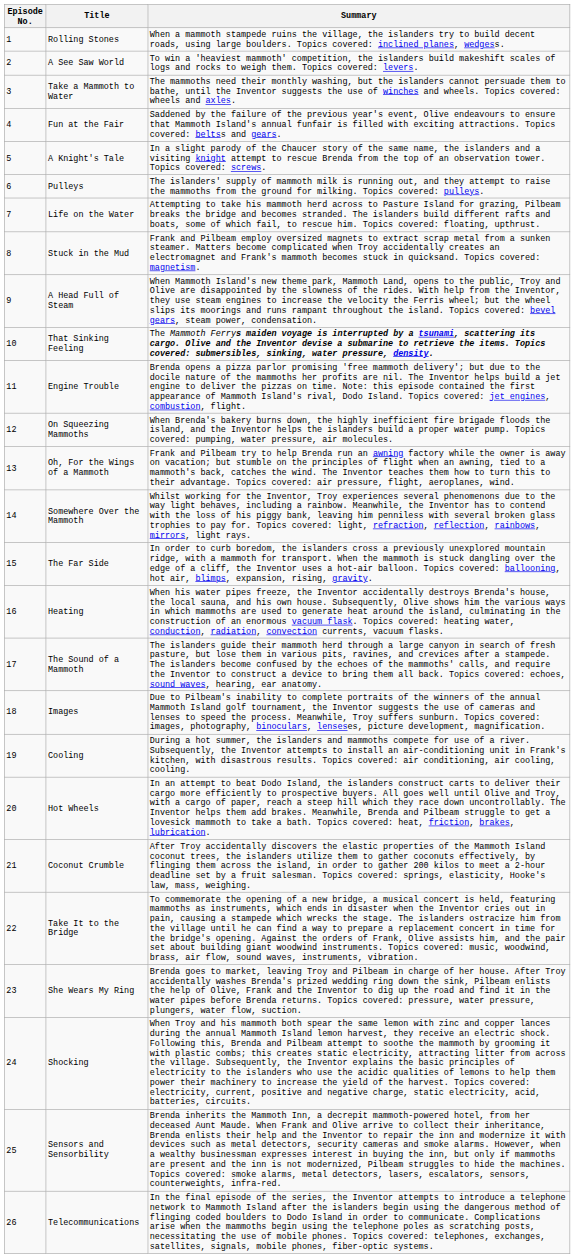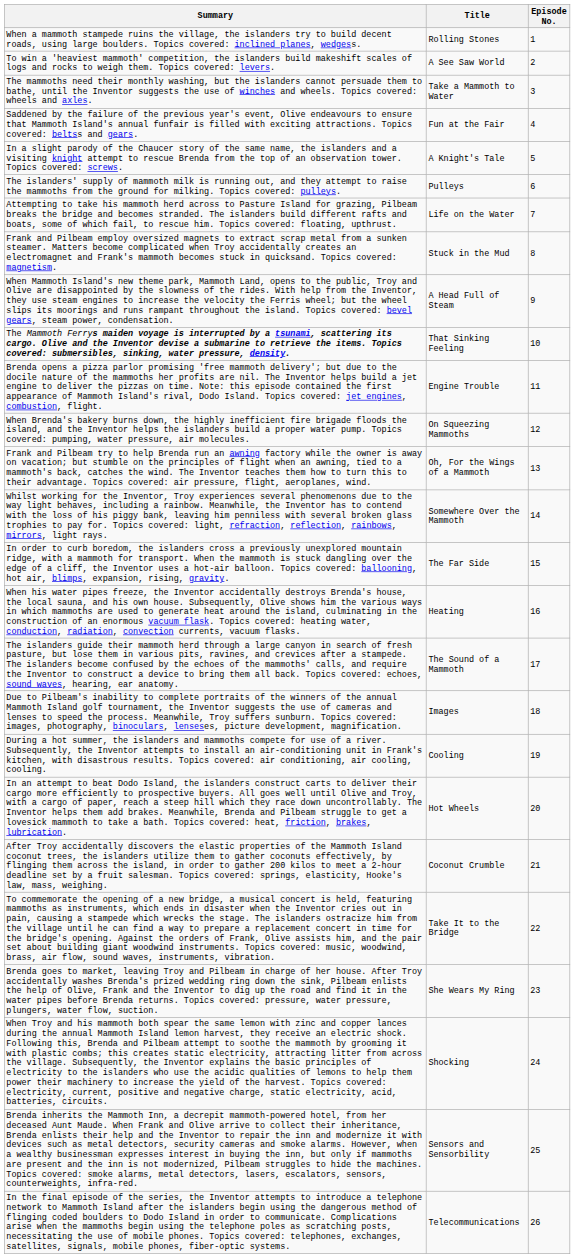columns swapped: (25, 16) <-> (359, 16)
